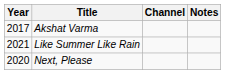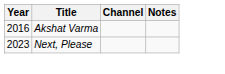(18, 28) 2017 -> (18, 28) 2016
- row: (87, 45)
(18, 61) 2020 -> (18, 45) 2023
